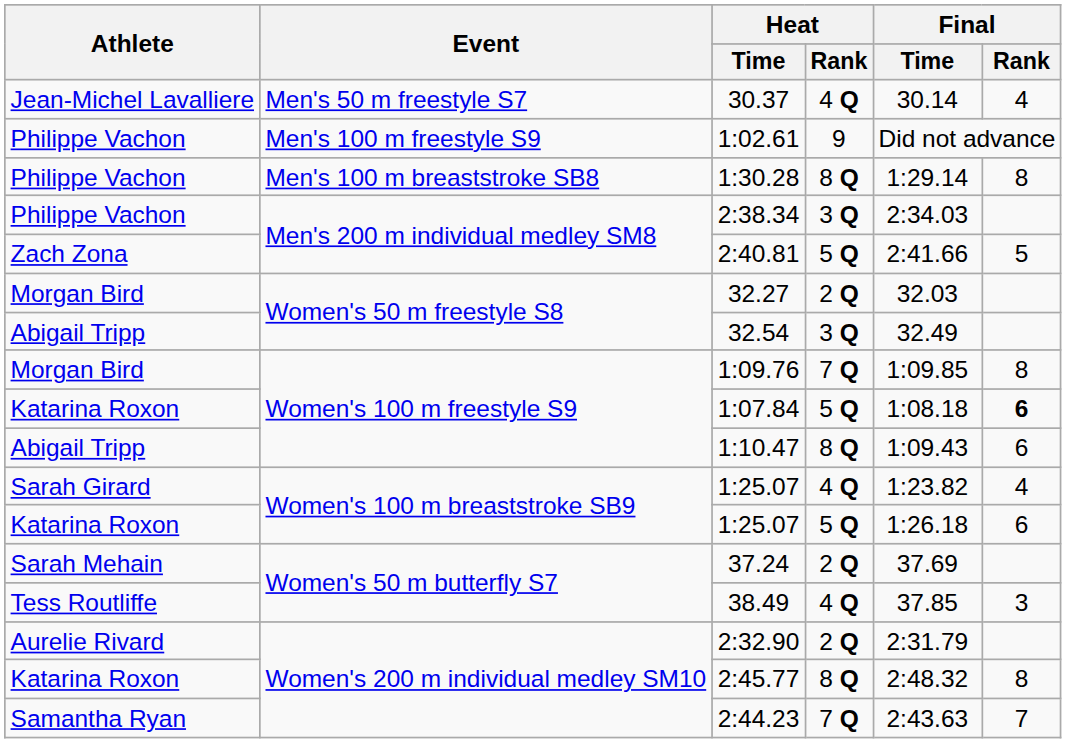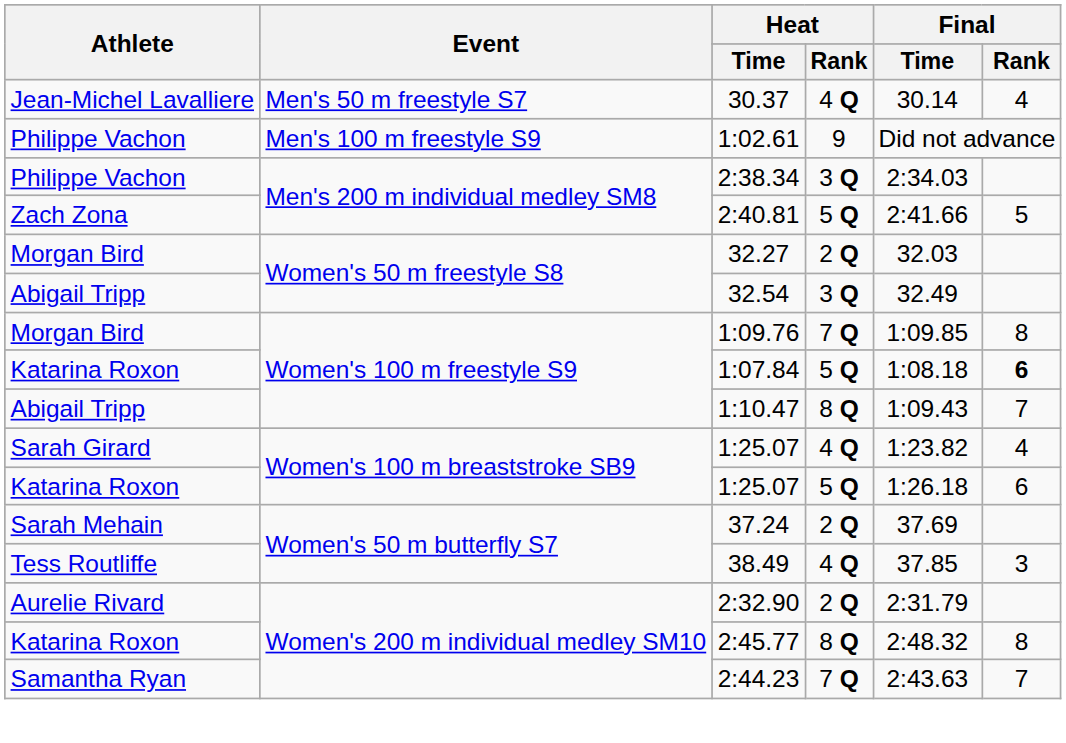- row: (98, 177)
(1021, 448) 6 -> (1021, 409) 7
